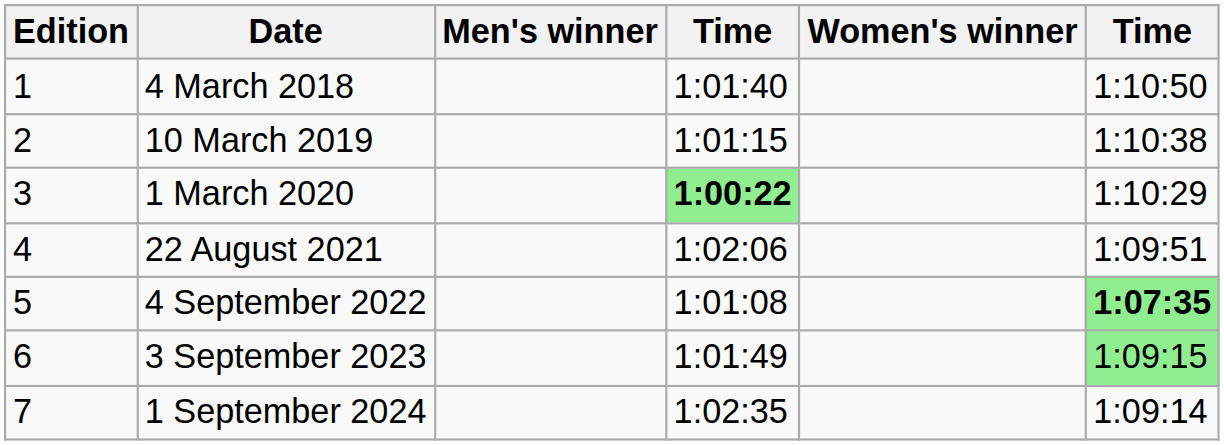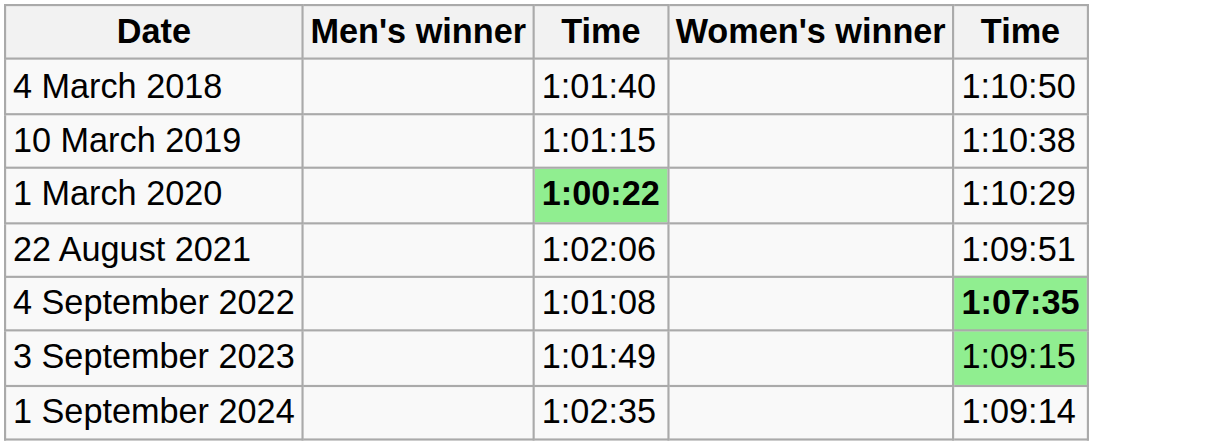- column: (71, 31)
